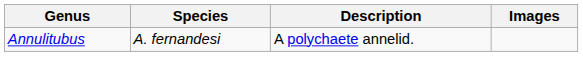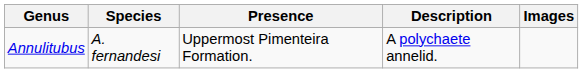+ column: (281, 16)
